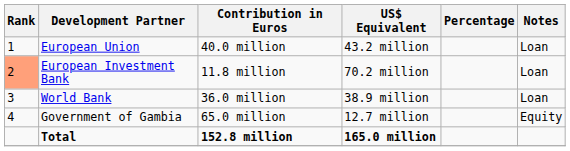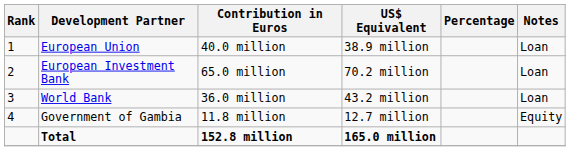(387, 47) 43.2 million -> (387, 47) 38.9 million
(11, 72) lightsalmon background -> (11, 72) no background
(243, 72) 11.8 million -> (243, 72) 65.0 million
(387, 98) 38.9 million -> (387, 98) 43.2 million
(243, 117) 65.0 million -> (243, 117) 11.8 million
